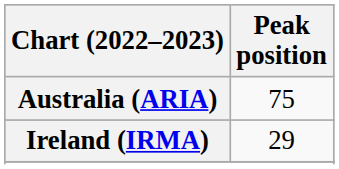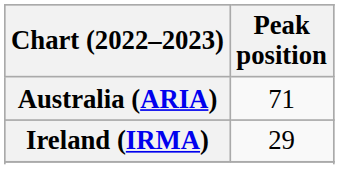(282, 98) 75 -> (282, 98) 71
